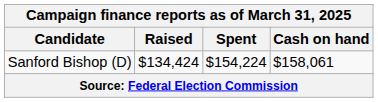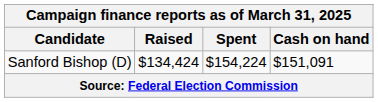(304, 62) $158,061 -> (304, 62) $151,091
